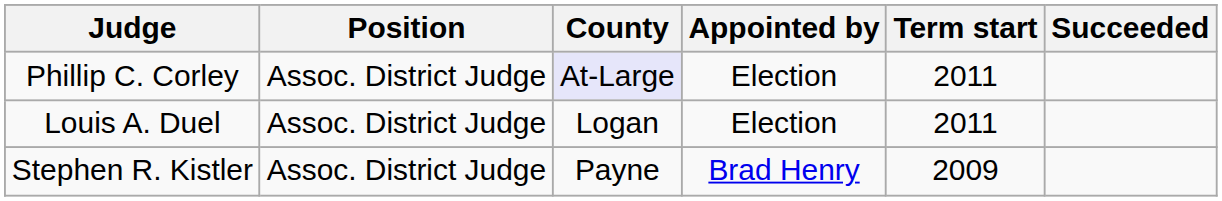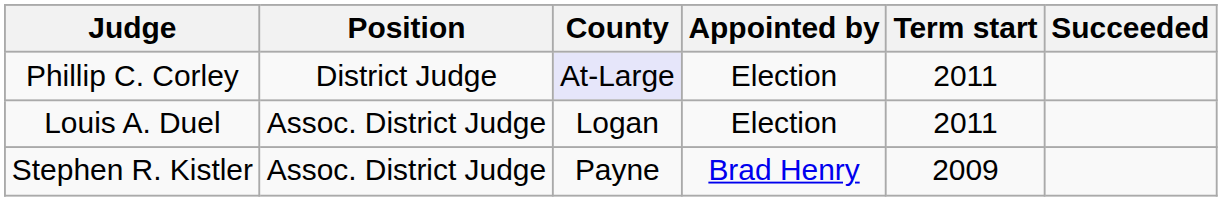(406, 75) Assoc. District Judge -> (406, 75) District Judge
